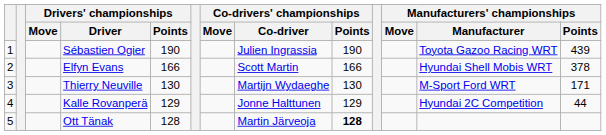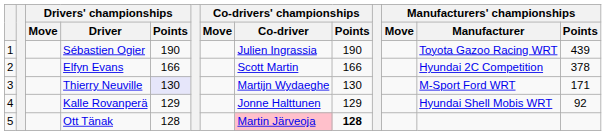(486, 67) Hyundai Shell Mobis WRT -> (481, 67) Hyundai 2C Competition
(170, 85) no background -> (170, 85) lavender background
(481, 103) Hyundai 2C Competition -> (486, 103) Hyundai Shell Mobis WRT
(580, 103) 44 -> (580, 103) 92
(276, 121) no background -> (276, 121) pink background
